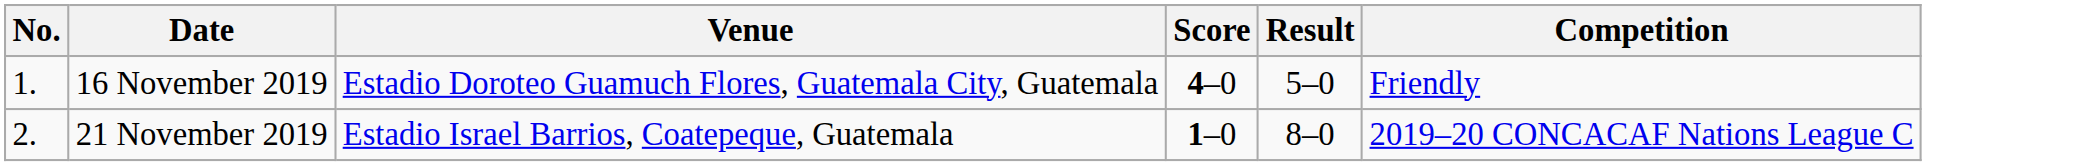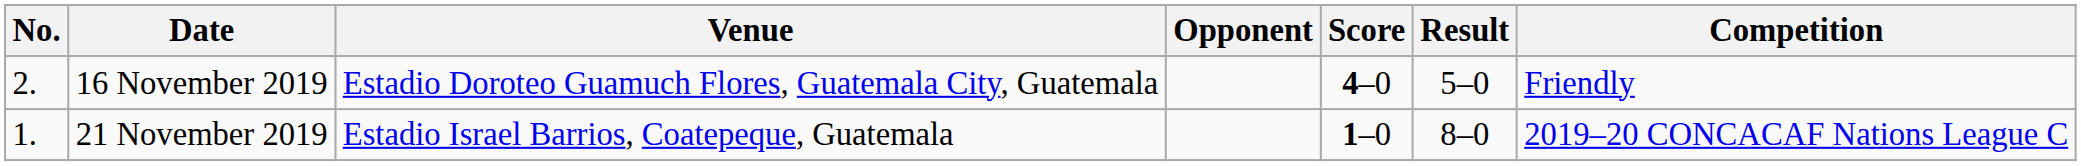+ column: (1243, 30)
(25, 82) 1. -> (25, 82) 2.
(25, 133) 2. -> (25, 133) 1.
